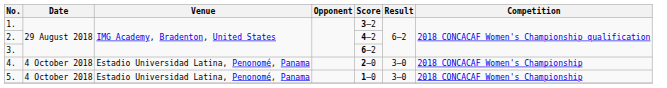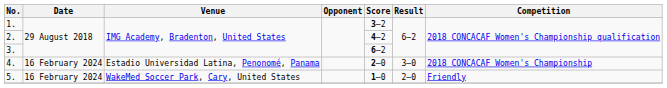(59, 63) 4 October 2018 -> (63, 63) 16 February 2024
(59, 77) 4 October 2018 -> (63, 77) 16 February 2024
(203, 77) Estadio Universidad Latina, Penonomé, Panama -> (203, 77) WakeMed Soccer Park, Cary, United States
(399, 77) 3–0 -> (409, 77) 2–0
(500, 77) 2018 CONCACAF Women's Championship -> (447, 77) Friendly
